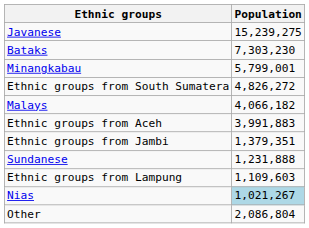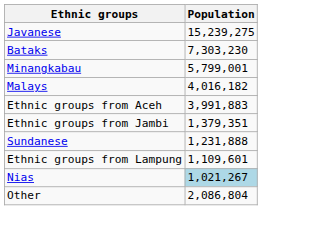- row: (118, 86)
(265, 105) 4,066,182 -> (218, 86) 4,016,182
(265, 178) 1,109,603 -> (218, 159) 1,109,601
